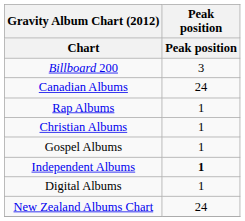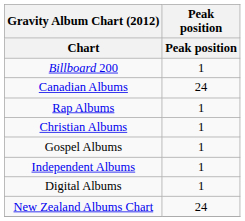(201, 68) 3 -> (201, 68) 1
(201, 166) bold -> (201, 166) normal
